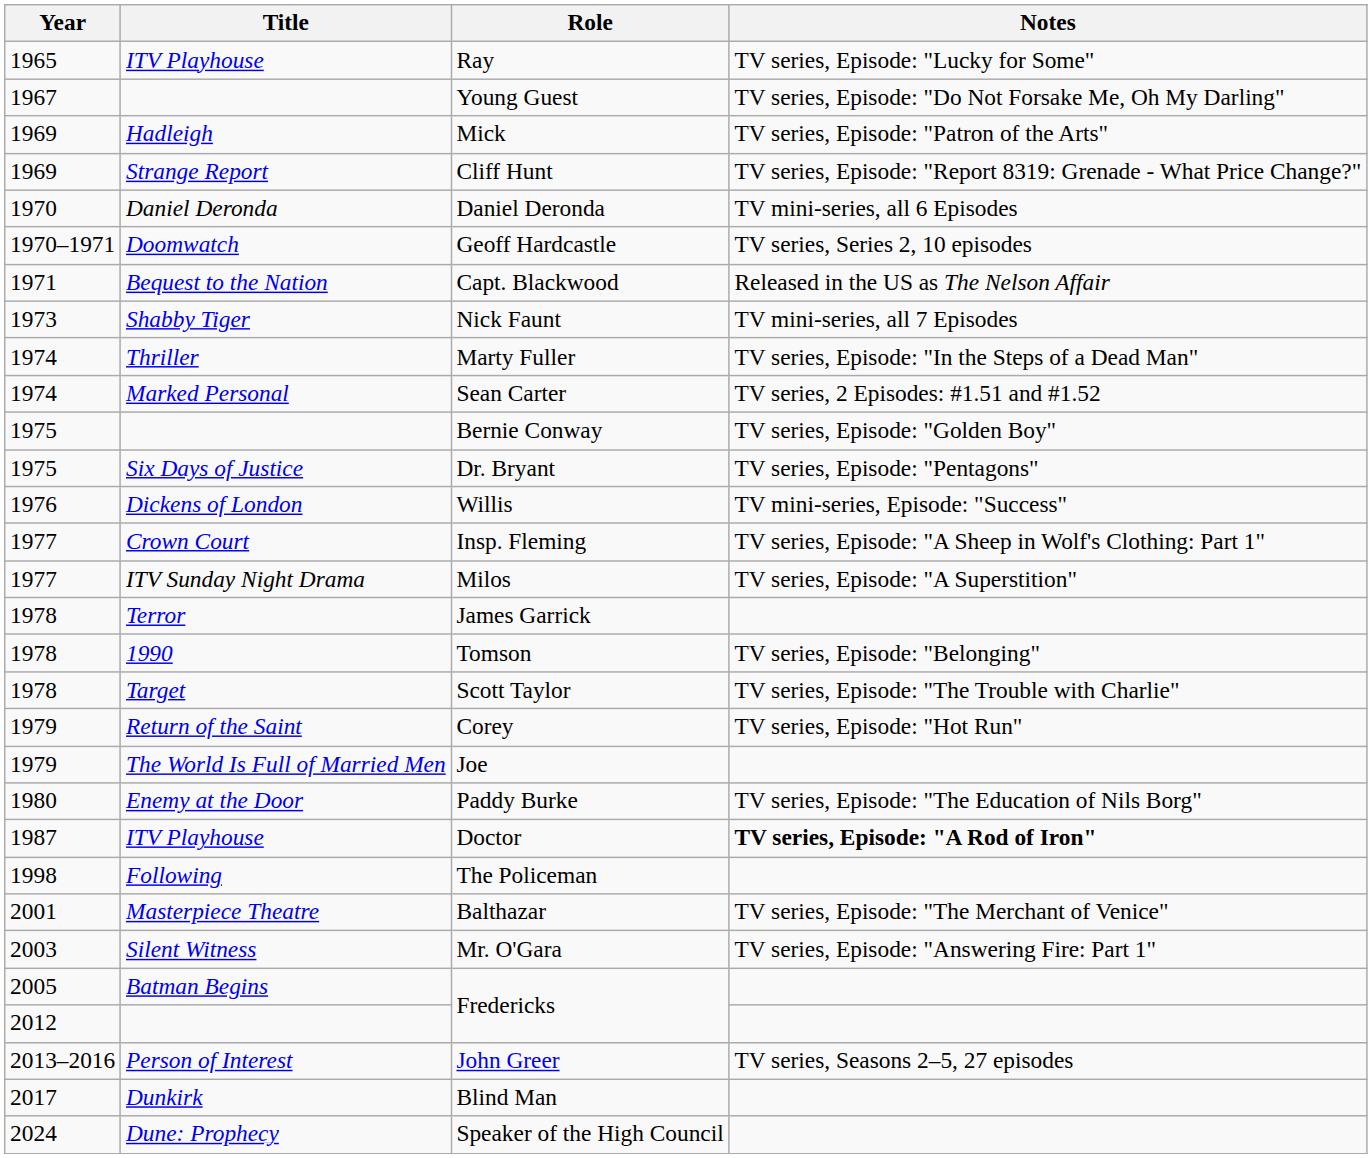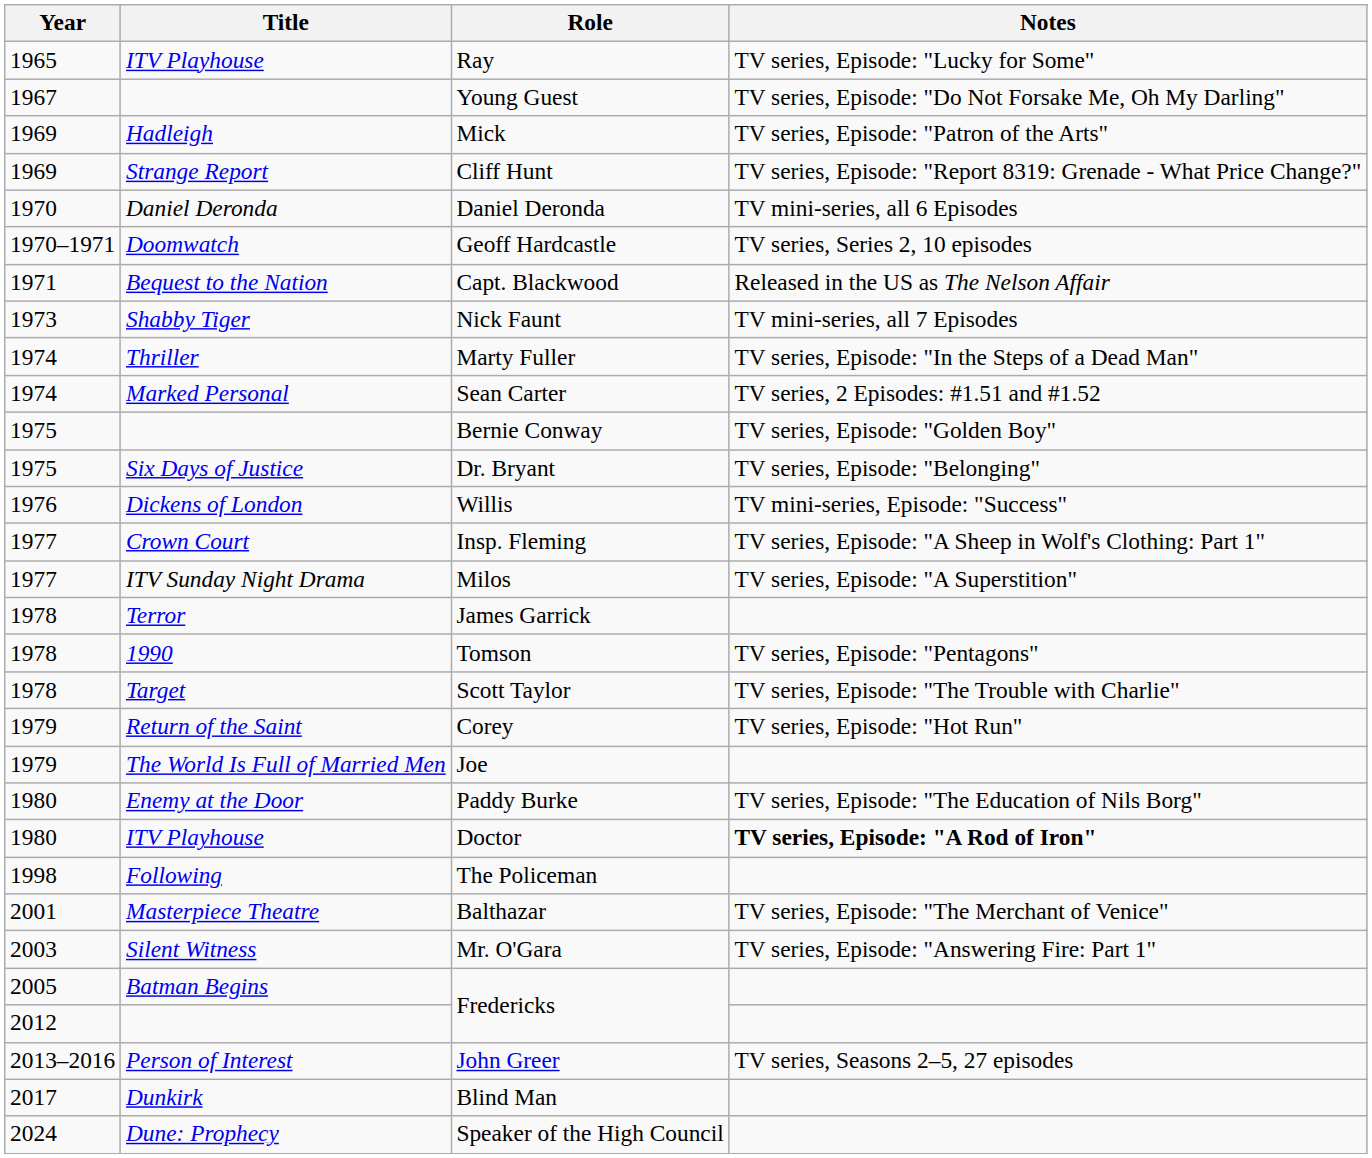(887, 467) TV series, Episode: "Pentagons" -> (887, 467) TV series, Episode: "Belonging"
(887, 652) TV series, Episode: "Belonging" -> (887, 652) TV series, Episode: "Pentagons"
(33, 838) 1987 -> (33, 838) 1980
